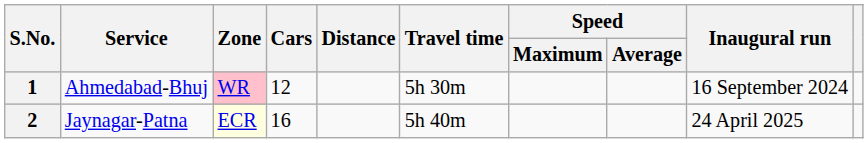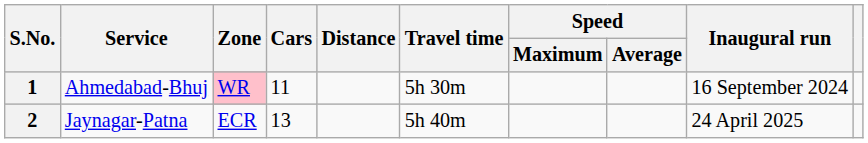(281, 88) 12 -> (280, 88) 11
(237, 121) lightyellow background -> (237, 121) no background
(281, 121) 16 -> (281, 121) 13
